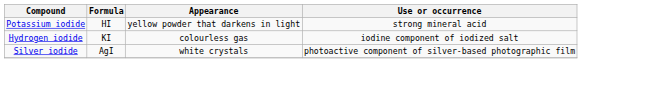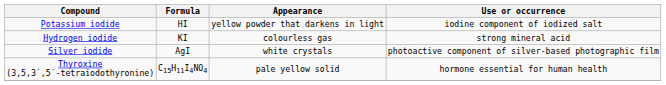(440, 24) strong mineral acid -> (523, 24) iodine component of iodized salt
(440, 38) iodine component of iodized salt -> (523, 38) strong mineral acid
+ row: (80, 69)
